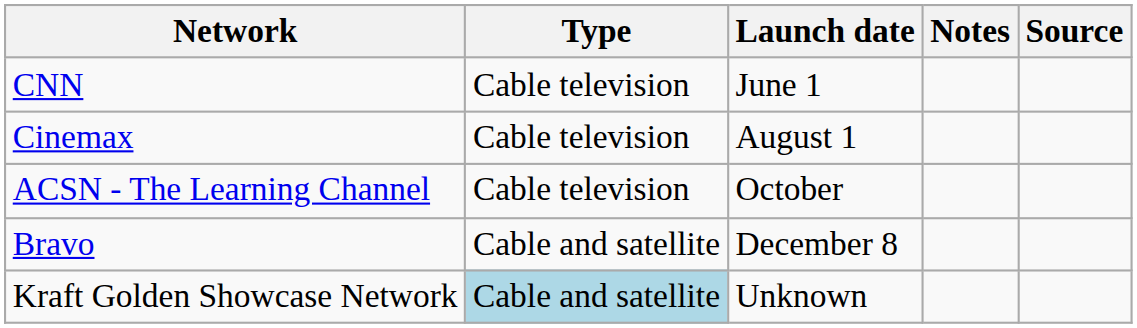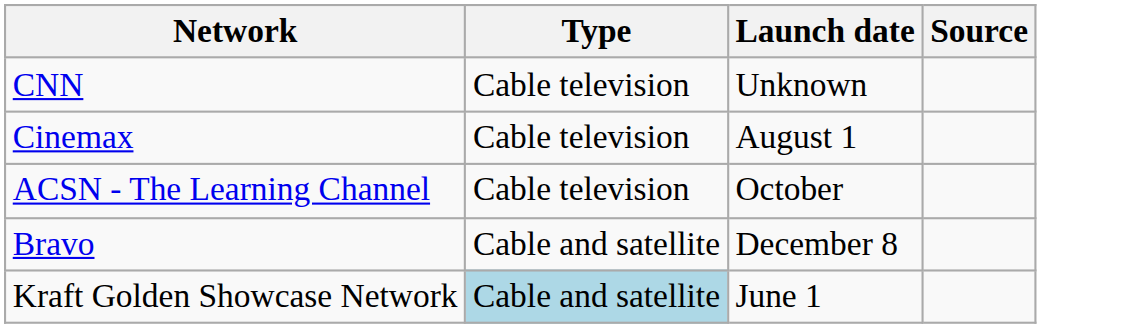- column: (970, 31)
(779, 84) June 1 -> (801, 84) Unknown
(801, 296) Unknown -> (779, 296) June 1
